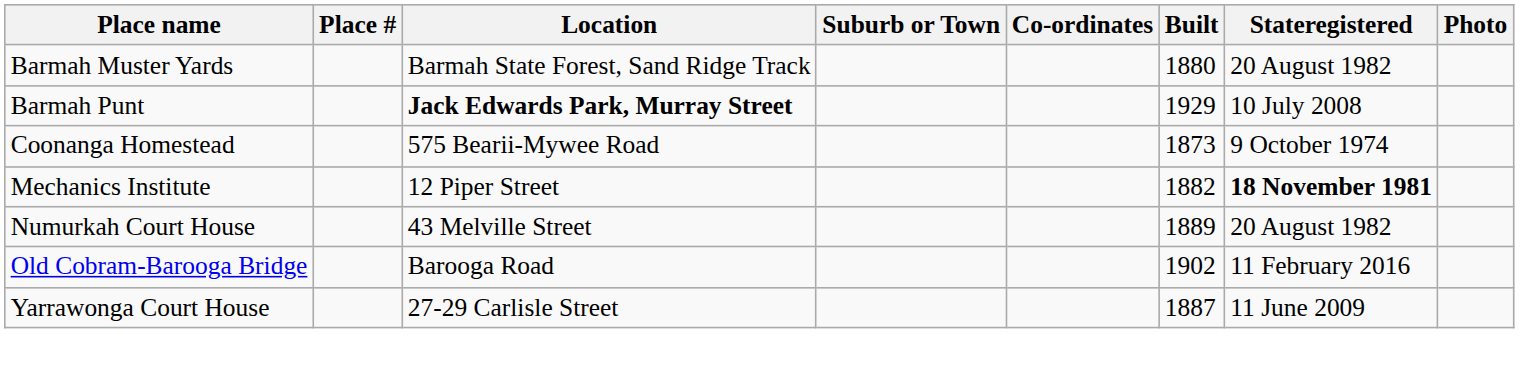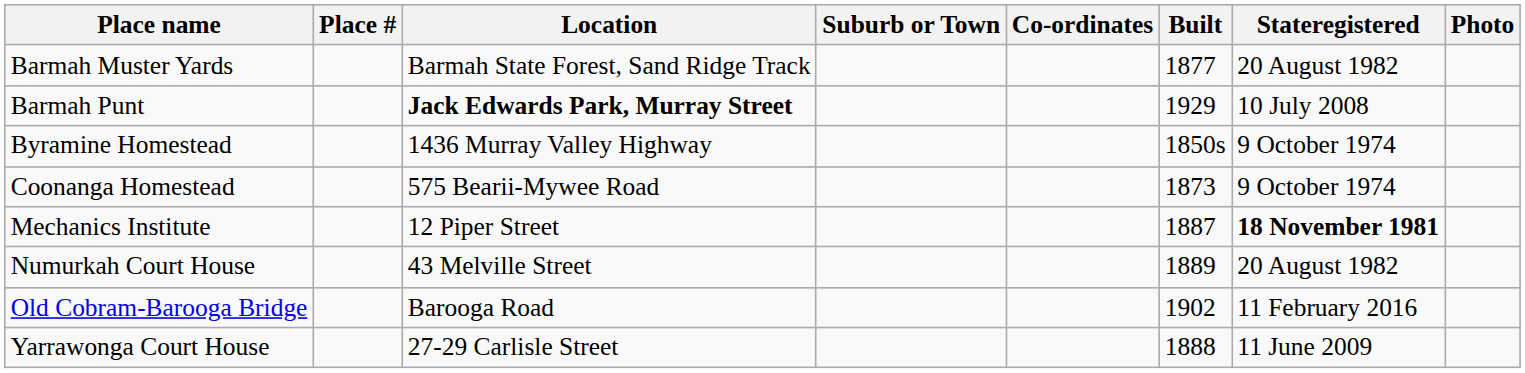(1190, 65) 1880 -> (1190, 65) 1877
+ row: (121, 145)
(1190, 186) 1882 -> (1190, 226) 1887
(1190, 307) 1887 -> (1190, 347) 1888
